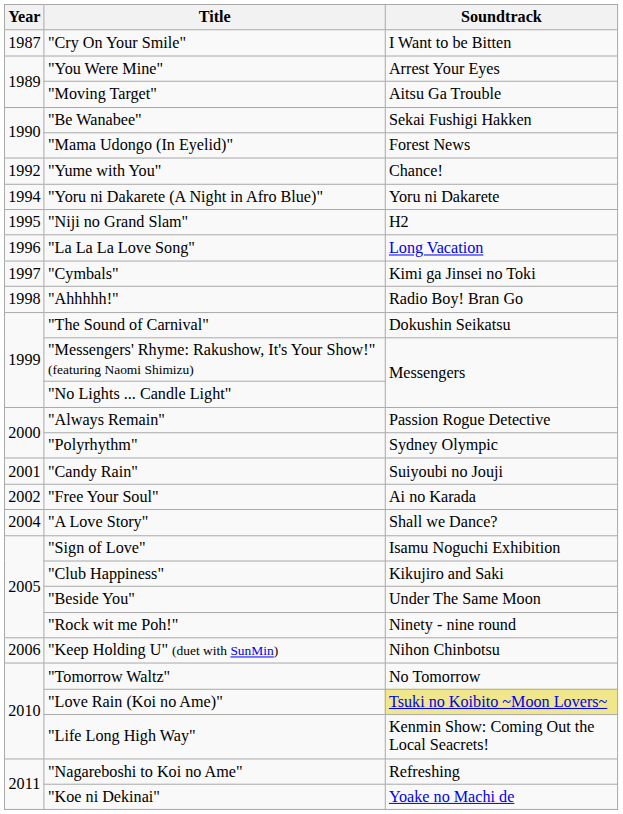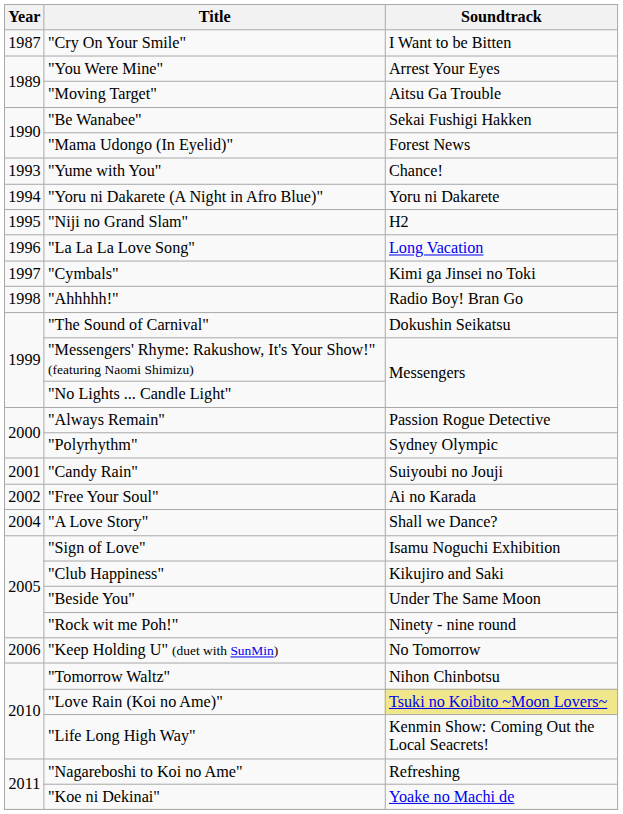(24, 171) 1992 -> (24, 171) 1993
(444, 650) Nihon Chinbotsu -> (435, 650) No Tomorrow
(435, 676) No Tomorrow -> (444, 676) Nihon Chinbotsu
